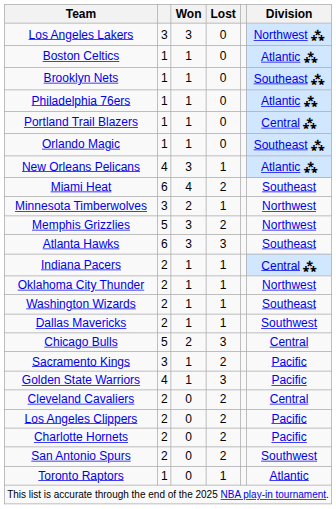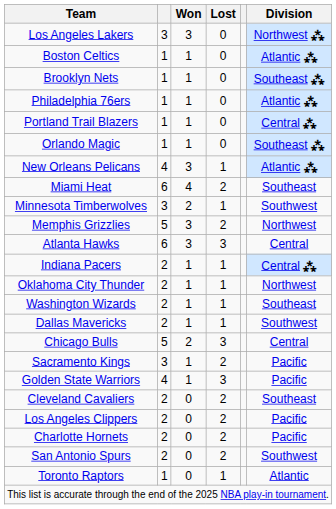(289, 206) Northwest -> (289, 206) Southwest
(289, 244) Southeast -> (289, 244) Central
(289, 399) Central -> (289, 399) Southeast
